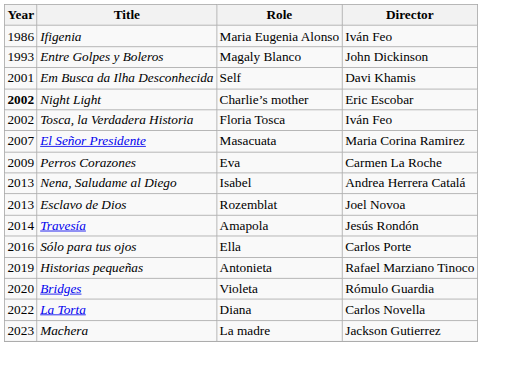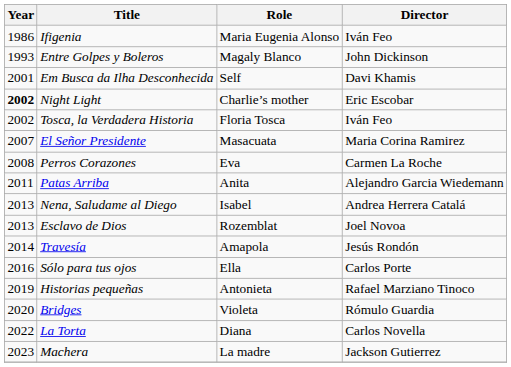(21, 162) 2009 -> (21, 162) 2008
+ row: (75, 183)
